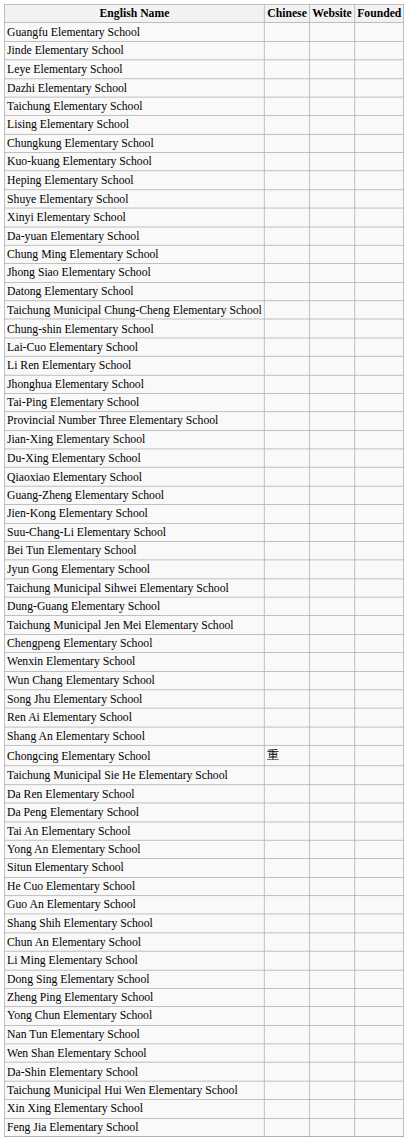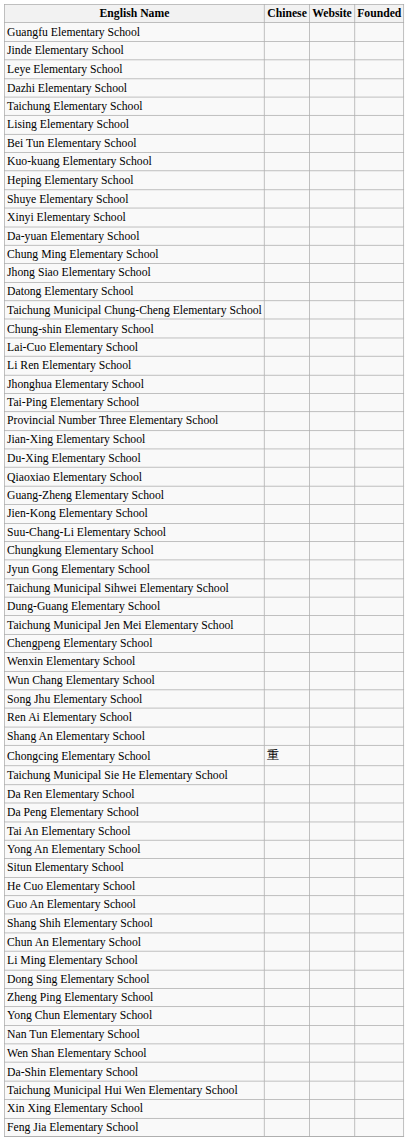rows swapped: (80, 143) <-> (72, 550)
